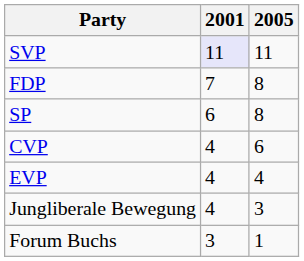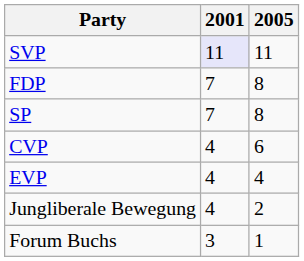(210, 114) 6 -> (210, 114) 7
(259, 209) 3 -> (259, 209) 2
